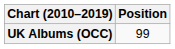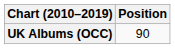(143, 33) 99 -> (143, 33) 90
